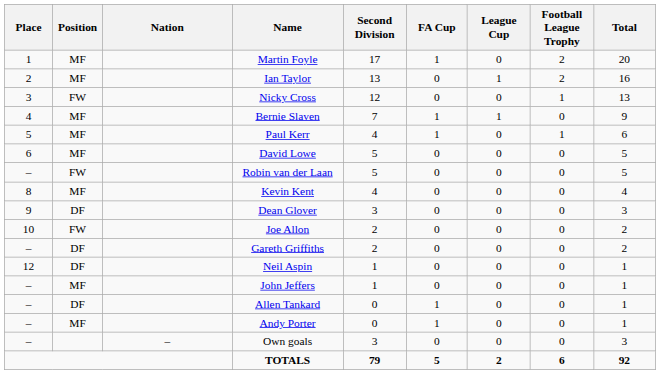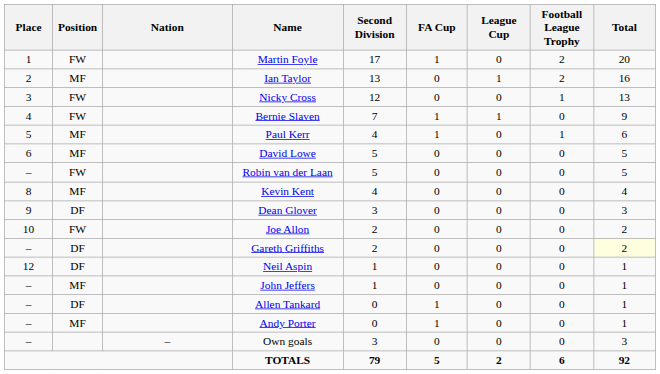(78, 59) MF -> (78, 59) FW
(78, 116) MF -> (78, 116) FW
(624, 247) no background -> (624, 247) lightyellow background
